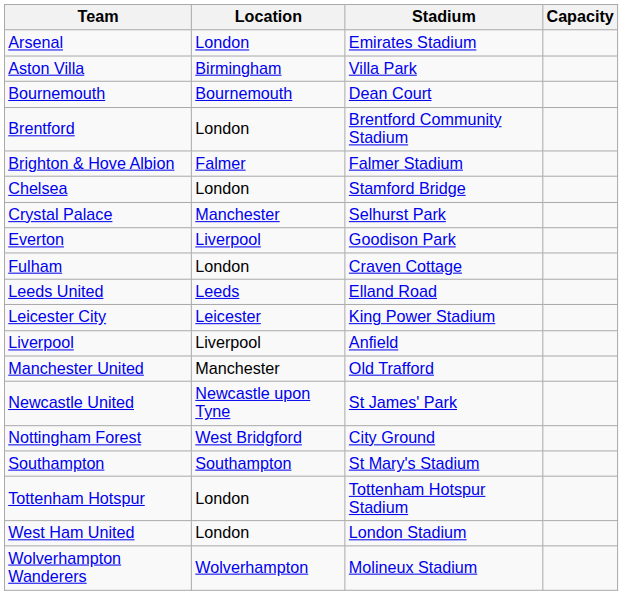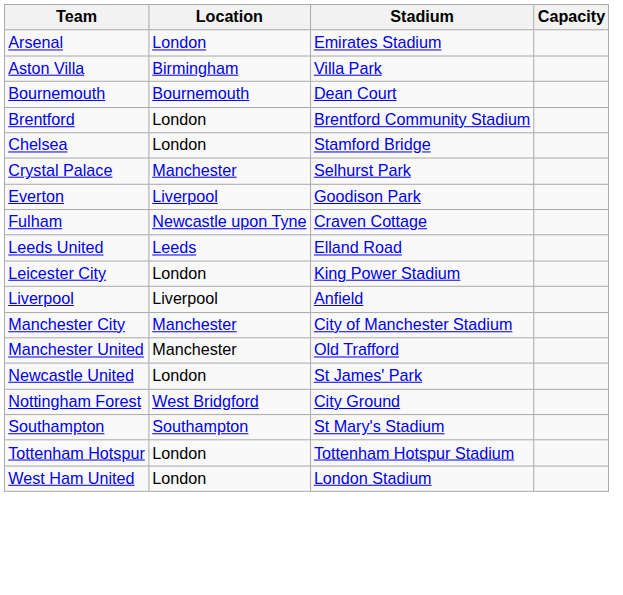- row: (91, 163)
(222, 266) London -> (229, 222) Newcastle upon Tyne
(228, 317) Leicester -> (179, 273) London
+ row: (67, 324)
(253, 403) Newcastle upon Tyne -> (179, 376) London
- row: (65, 567)
